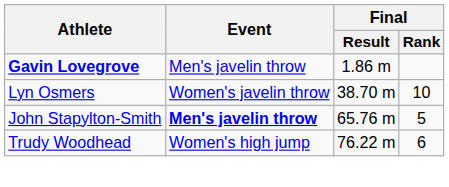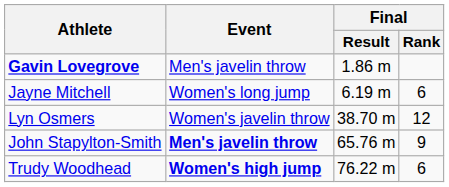+ row: (59, 93)
(421, 93) 10 -> (421, 118) 12
(421, 118) 5 -> (421, 144) 9
(239, 144) normal -> (245, 169) bold
